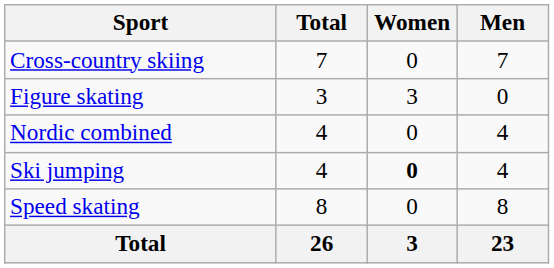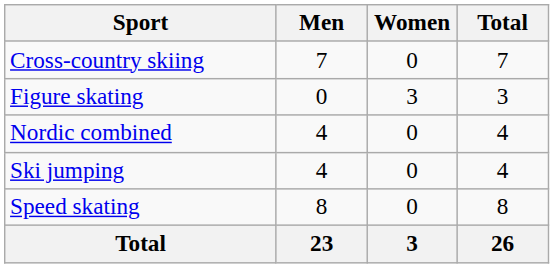columns swapped: (503, 22) <-> (322, 22)
(412, 170) bold -> (412, 170) normal
